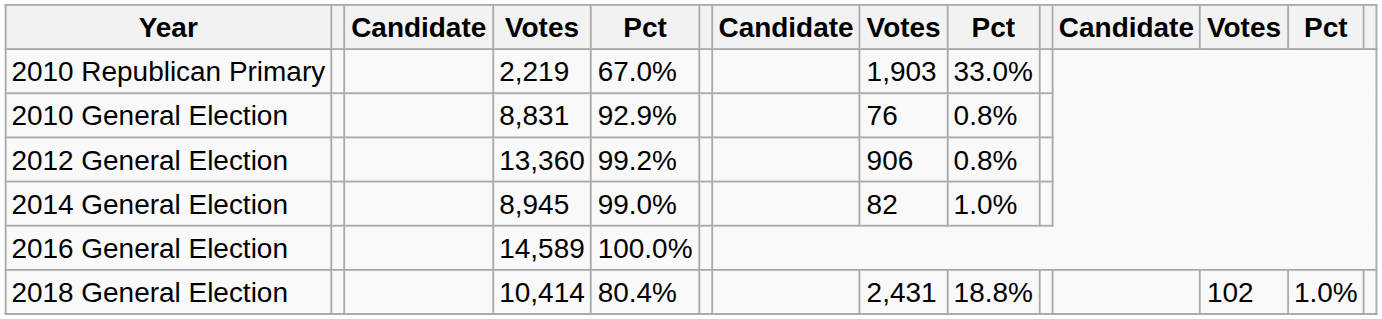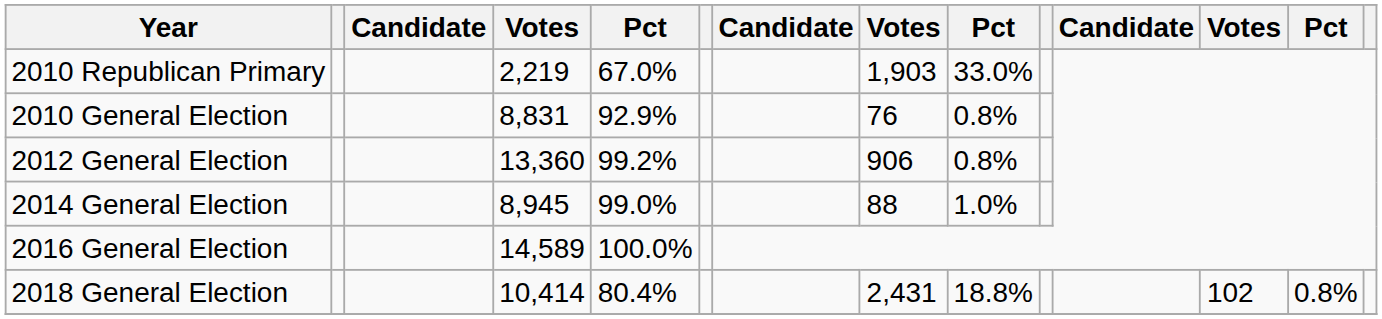(882, 204) 82 -> (882, 204) 88
(1326, 293) 1.0% -> (1326, 293) 0.8%
